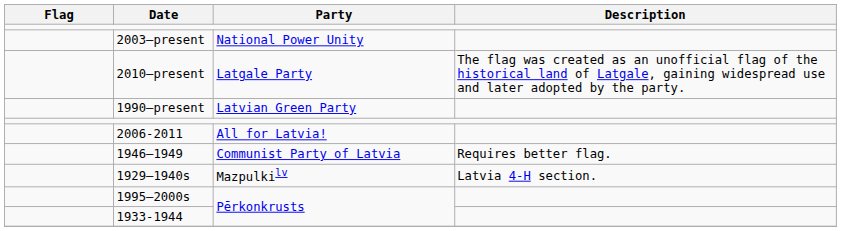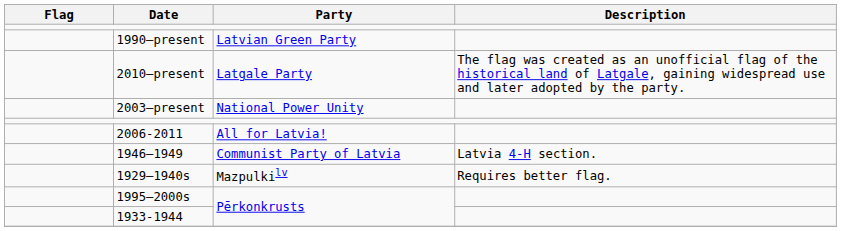rows swapped: (161, 108) <-> (161, 40)
(534, 154) Requires better flag. -> (527, 154) Latvia 4-H section.
(527, 175) Latvia 4-H section. -> (534, 175) Requires better flag.
